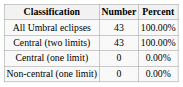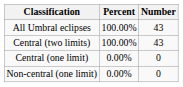columns swapped: (119, 12) <-> (158, 12)
